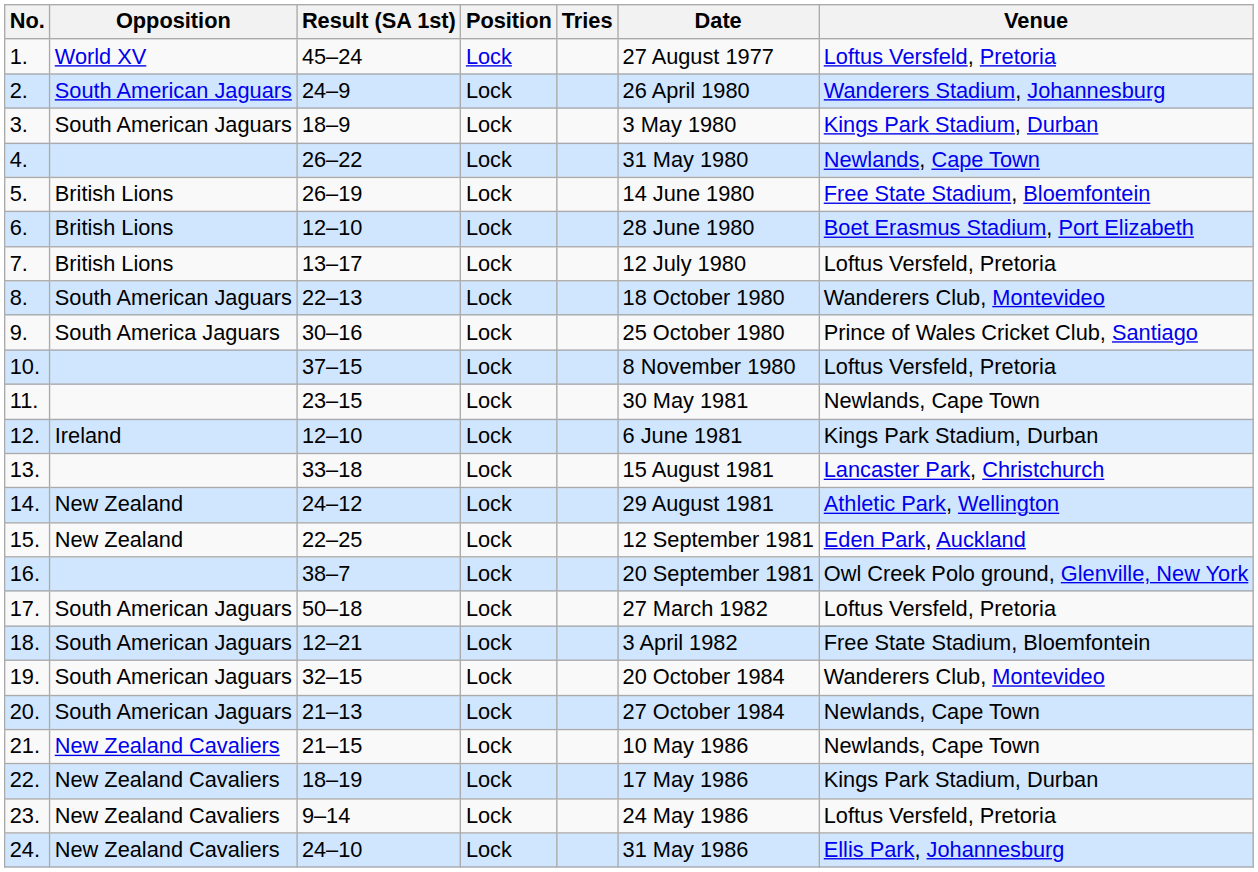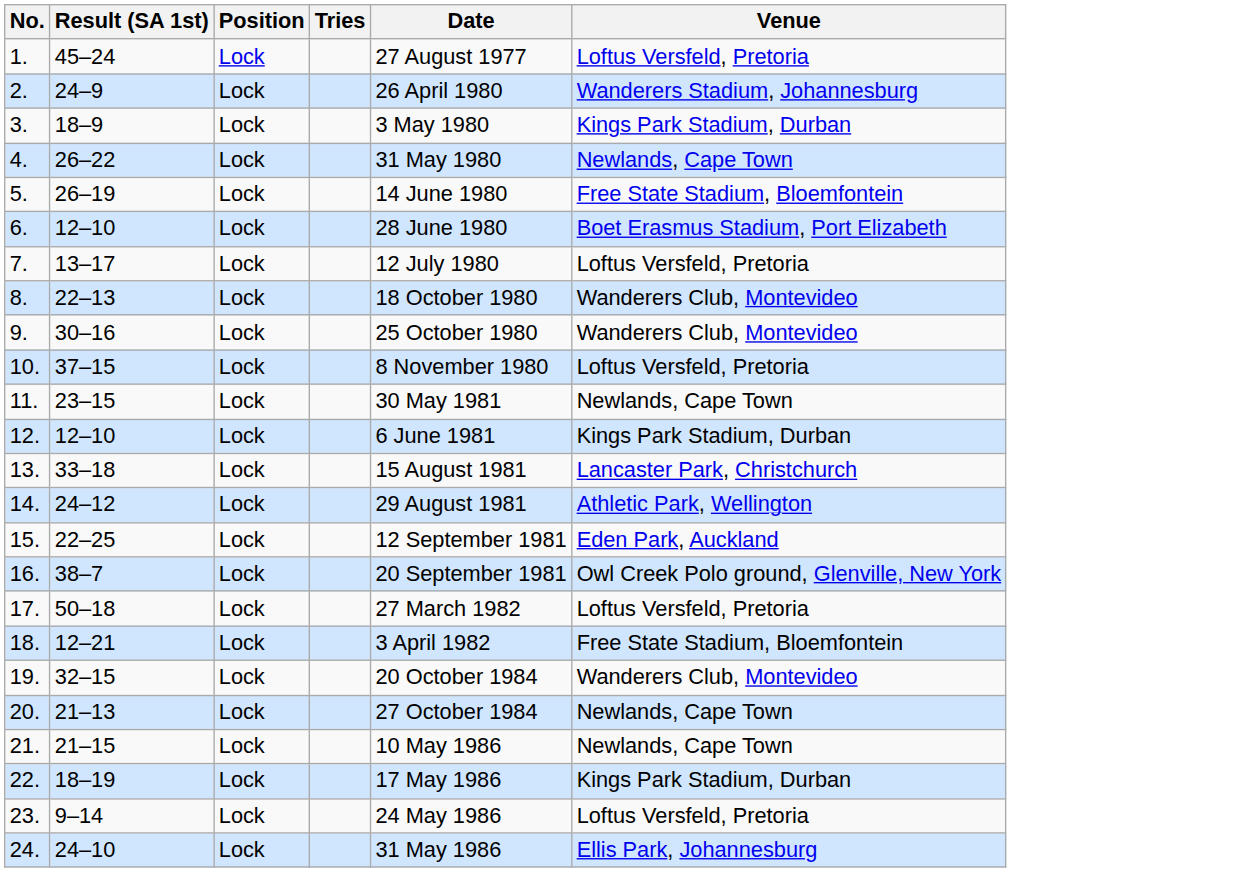- column: (173, 21)
(1011, 332) Prince of Wales Cricket Club, Santiago -> (717, 332) Wanderers Club, Montevideo
